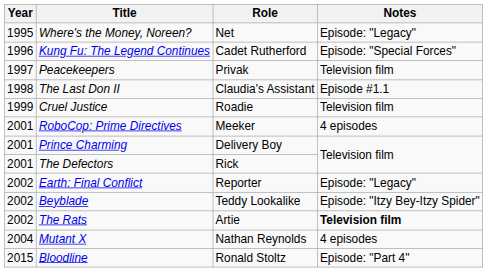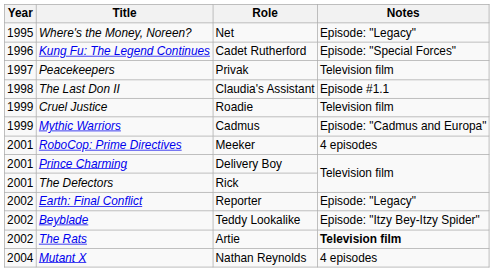+ row: (80, 126)
- row: (63, 257)
